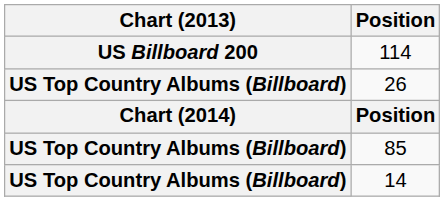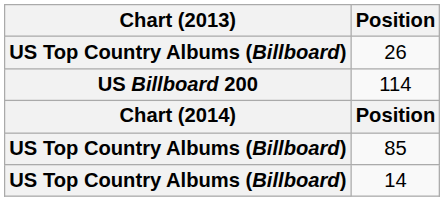rows swapped: (395, 52) <-> (395, 84)
